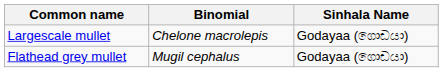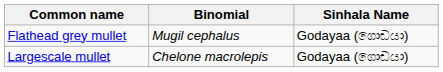rows swapped: (59, 35) <-> (67, 56)
